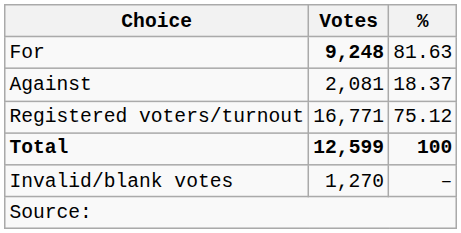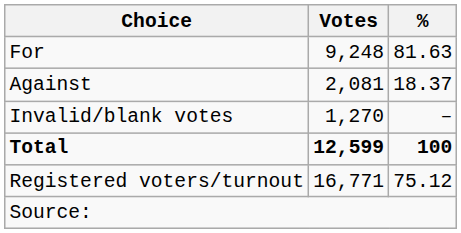(355, 53) bold -> (355, 53) normal
rows swapped: (121, 181) <-> (157, 117)
